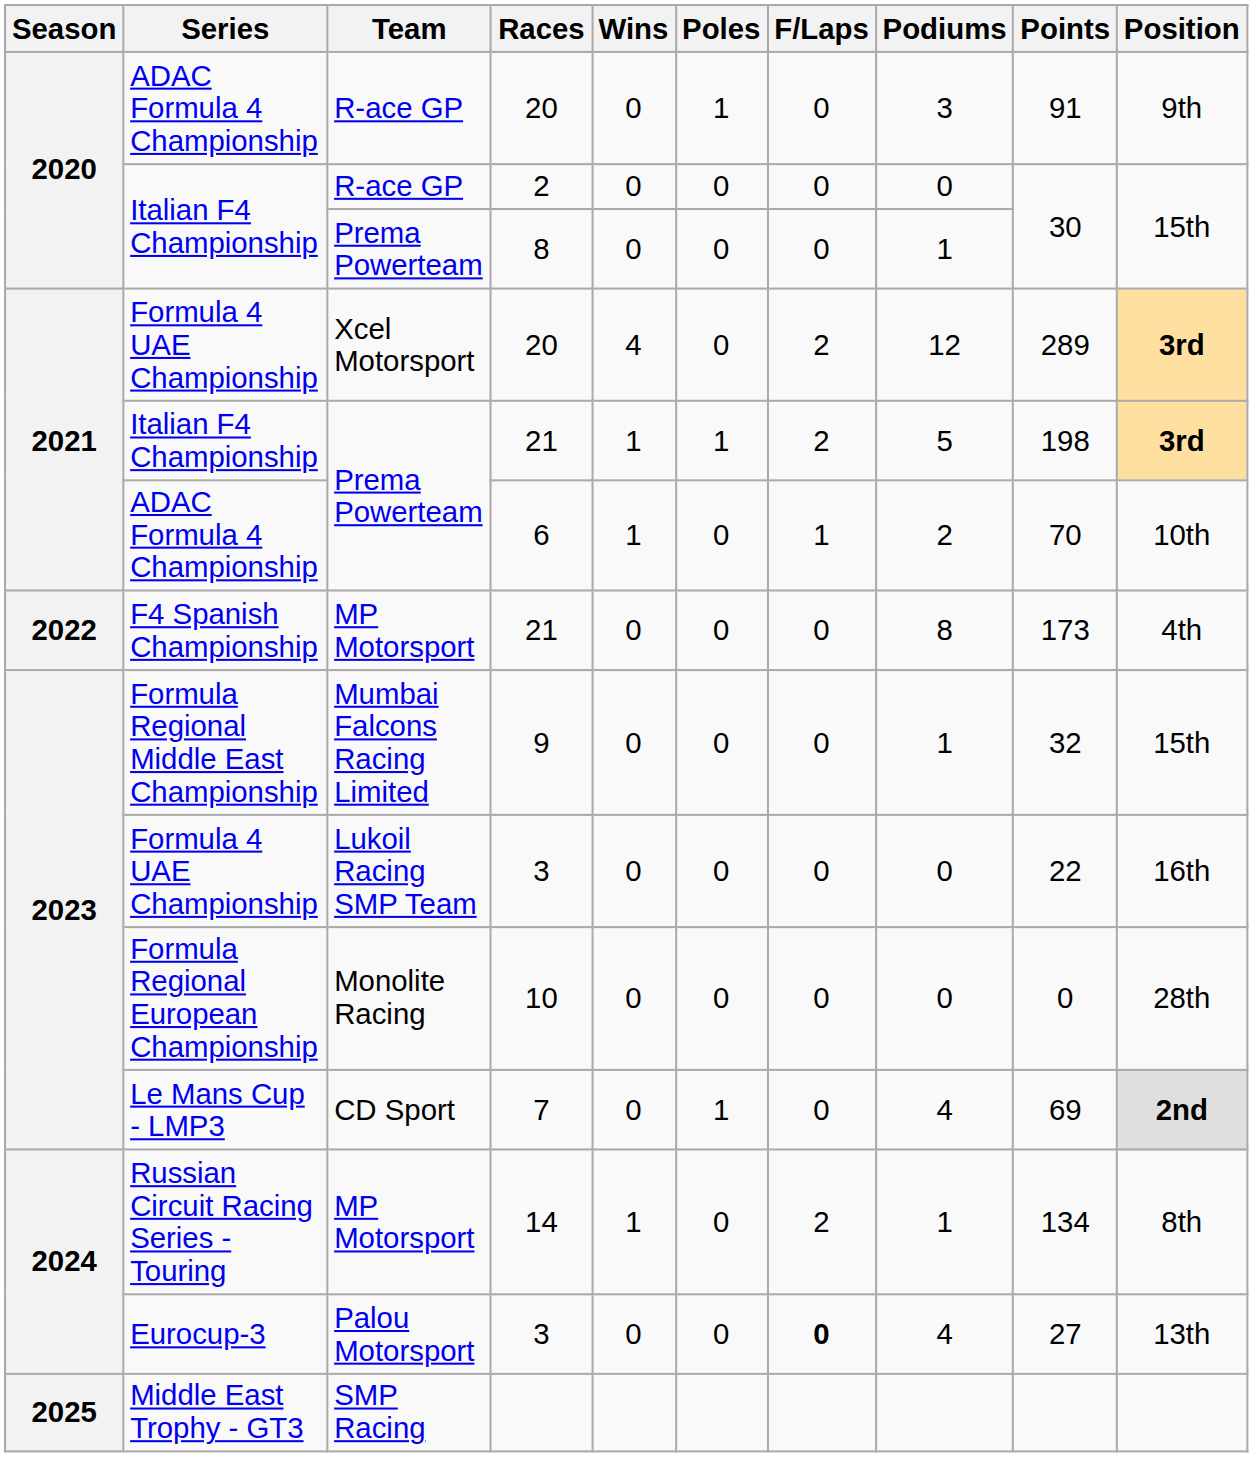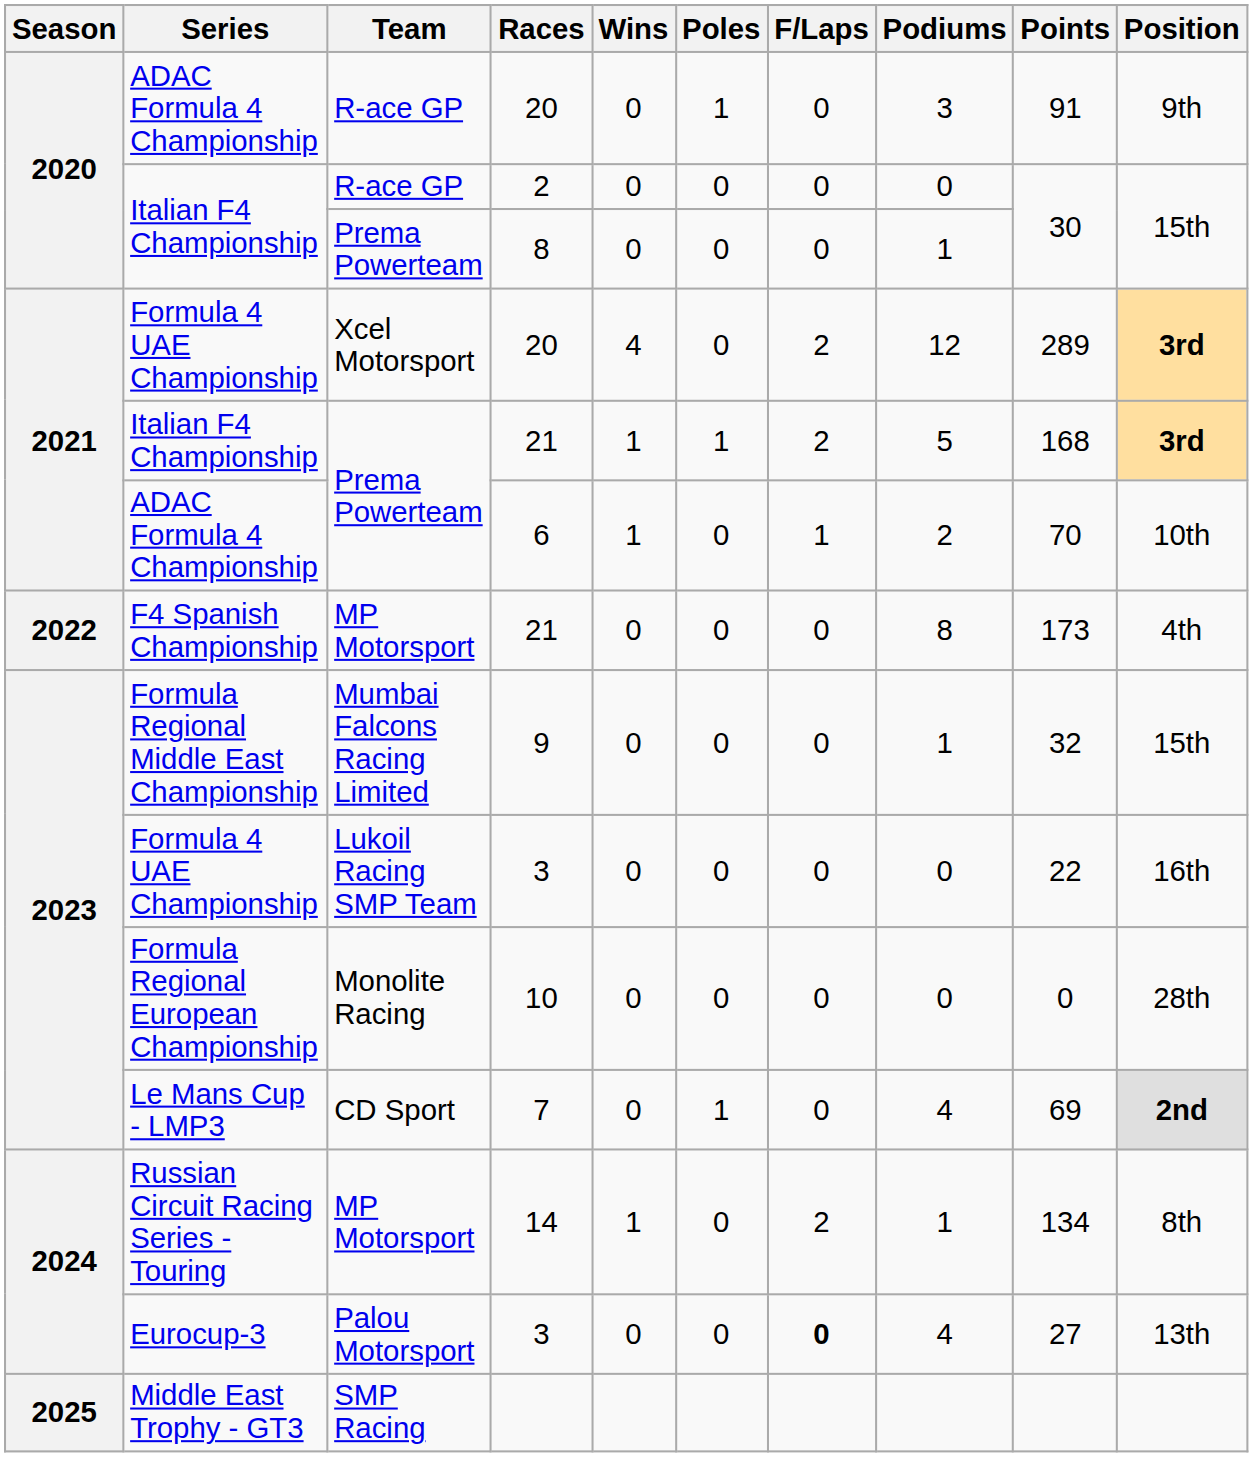(1065, 440) 198 -> (1065, 440) 168
